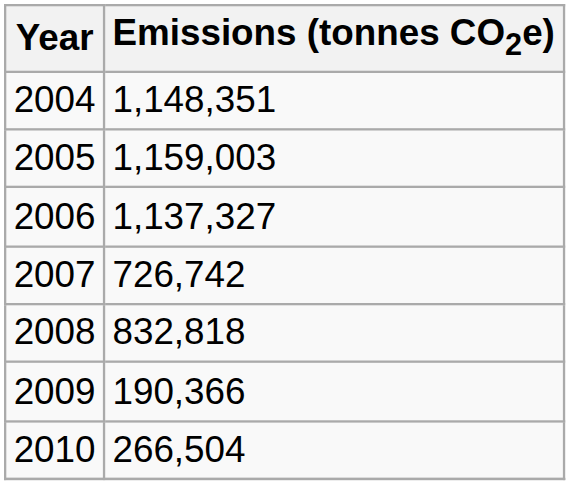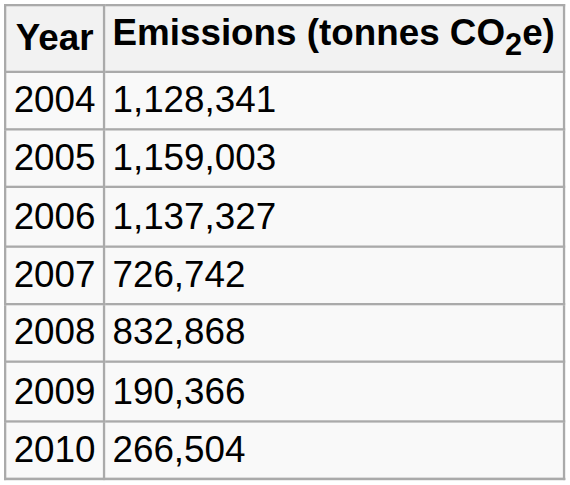(194, 99) 1,148,351 -> (194, 99) 1,128,341
(179, 332) 832,818 -> (179, 332) 832,868
